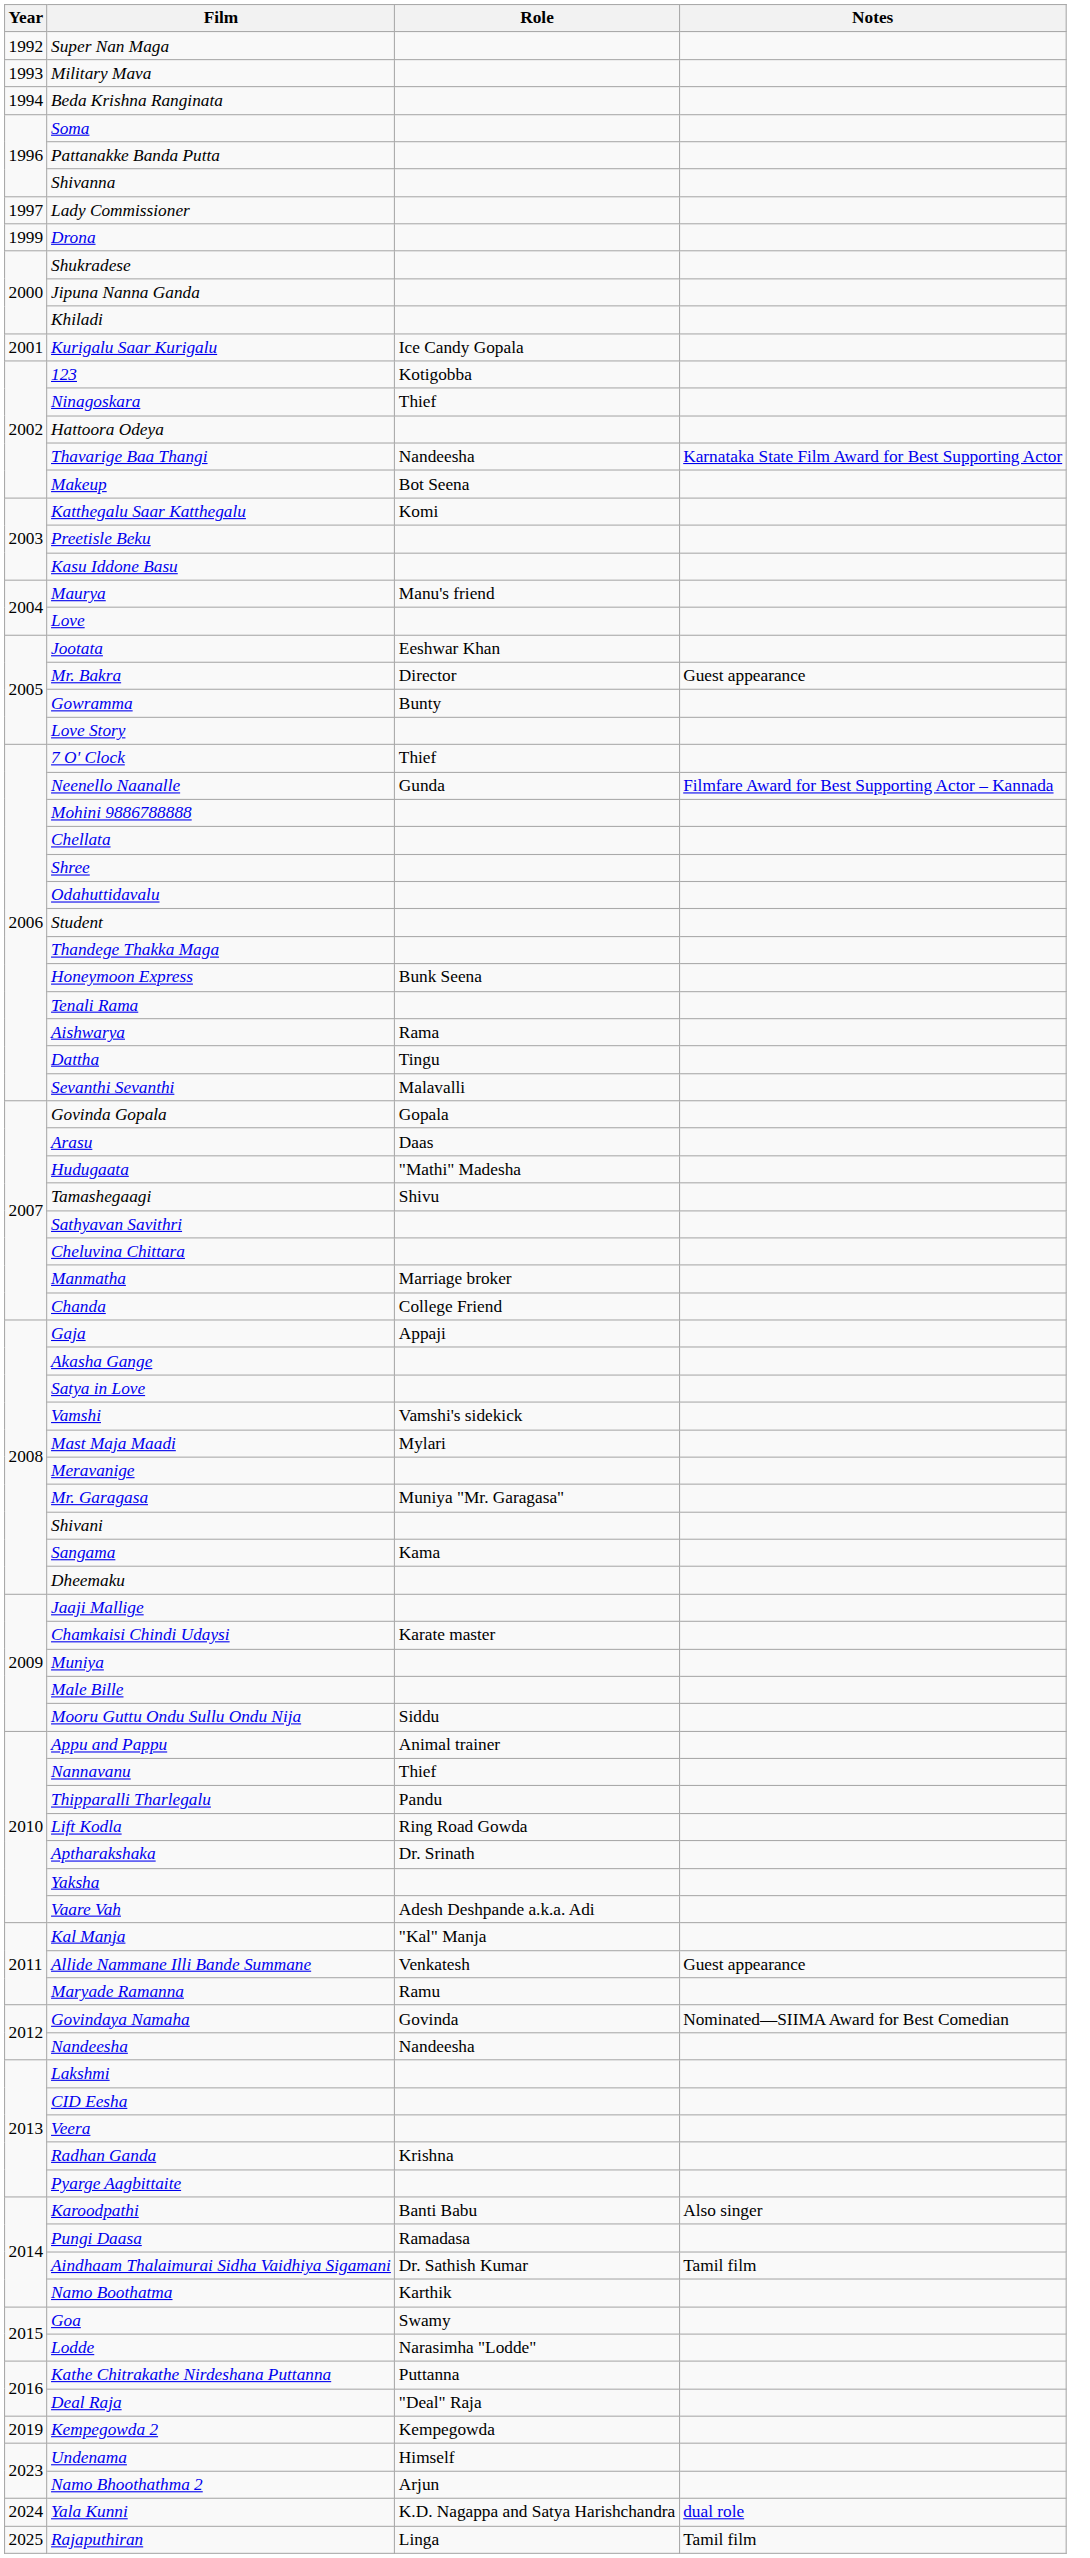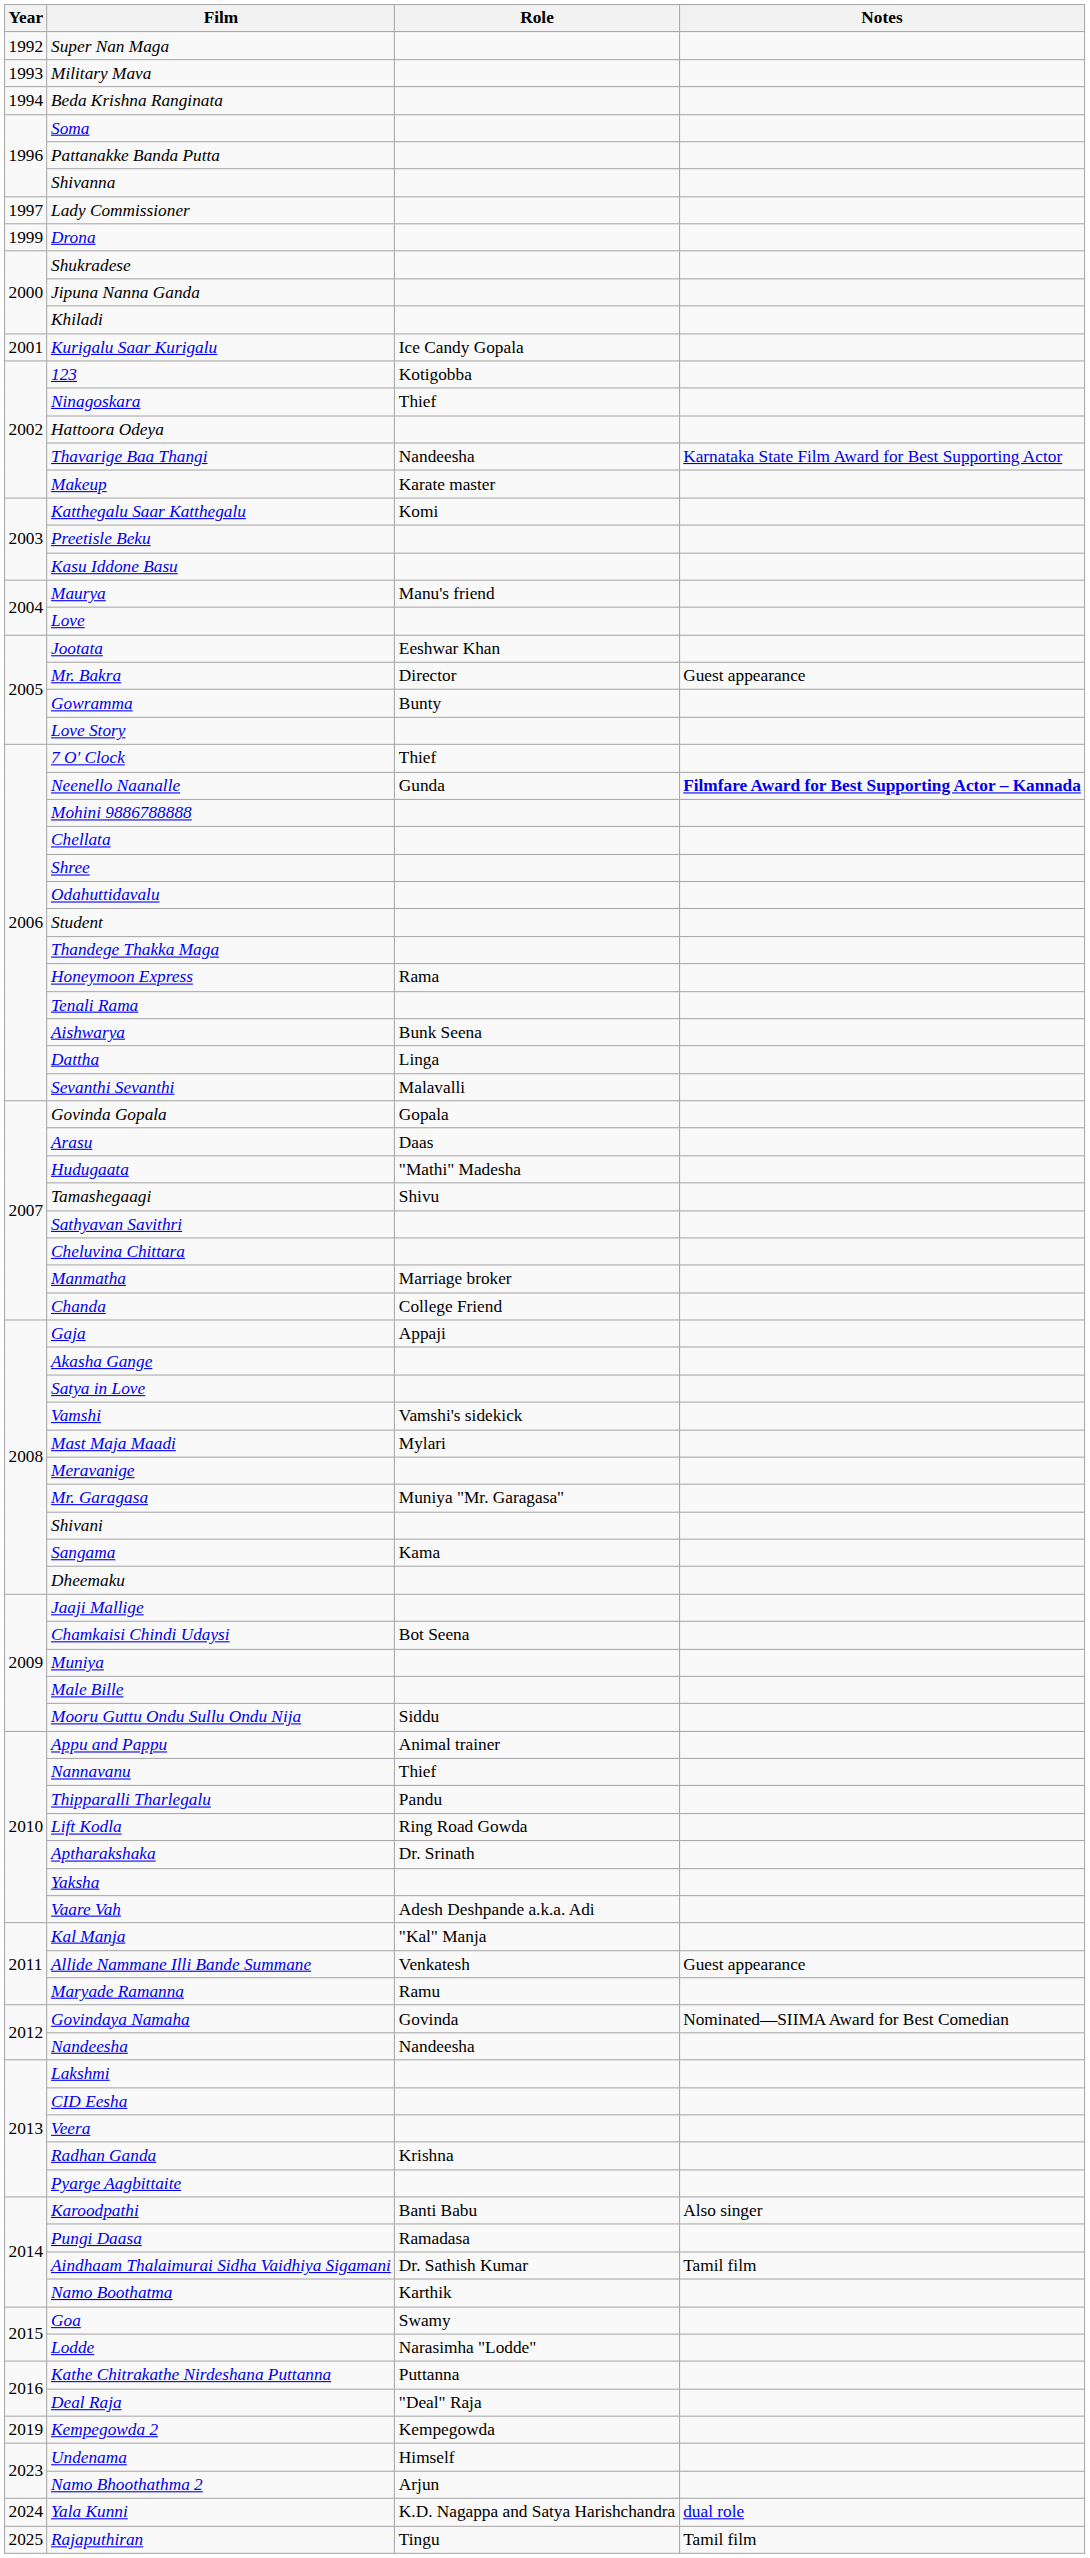(434, 484) Bot Seena -> (447, 484) Karate master
(868, 785) normal -> (882, 785) bold
(440, 977) Bunk Seena -> (419, 977) Rama
(419, 1032) Rama -> (440, 1032) Bunk Seena
(419, 1059) Tingu -> (419, 1059) Linga
(447, 1635) Karate master -> (434, 1635) Bot Seena
(419, 2539) Linga -> (419, 2539) Tingu
